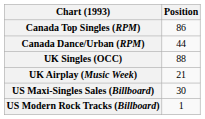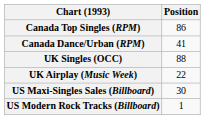(181, 43) 44 -> (181, 43) 41
(181, 75) 21 -> (181, 75) 22
